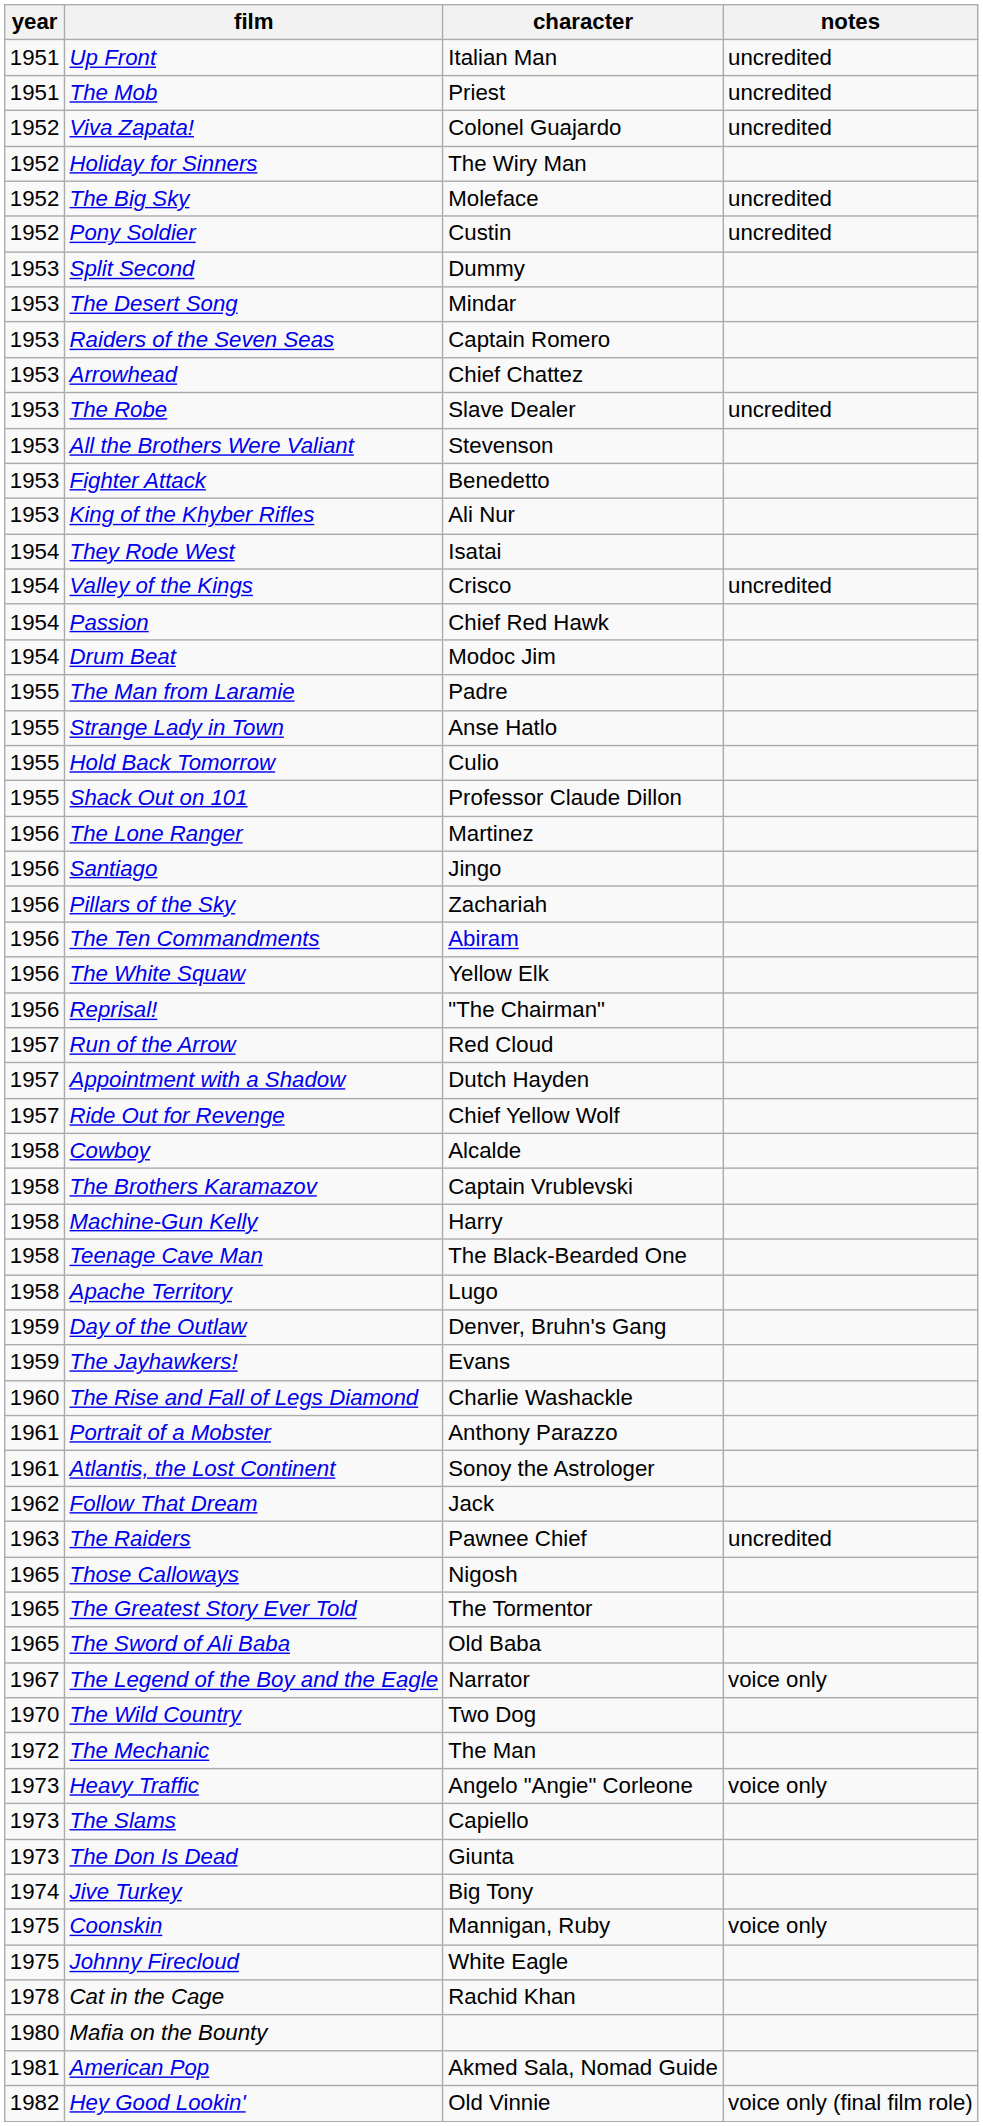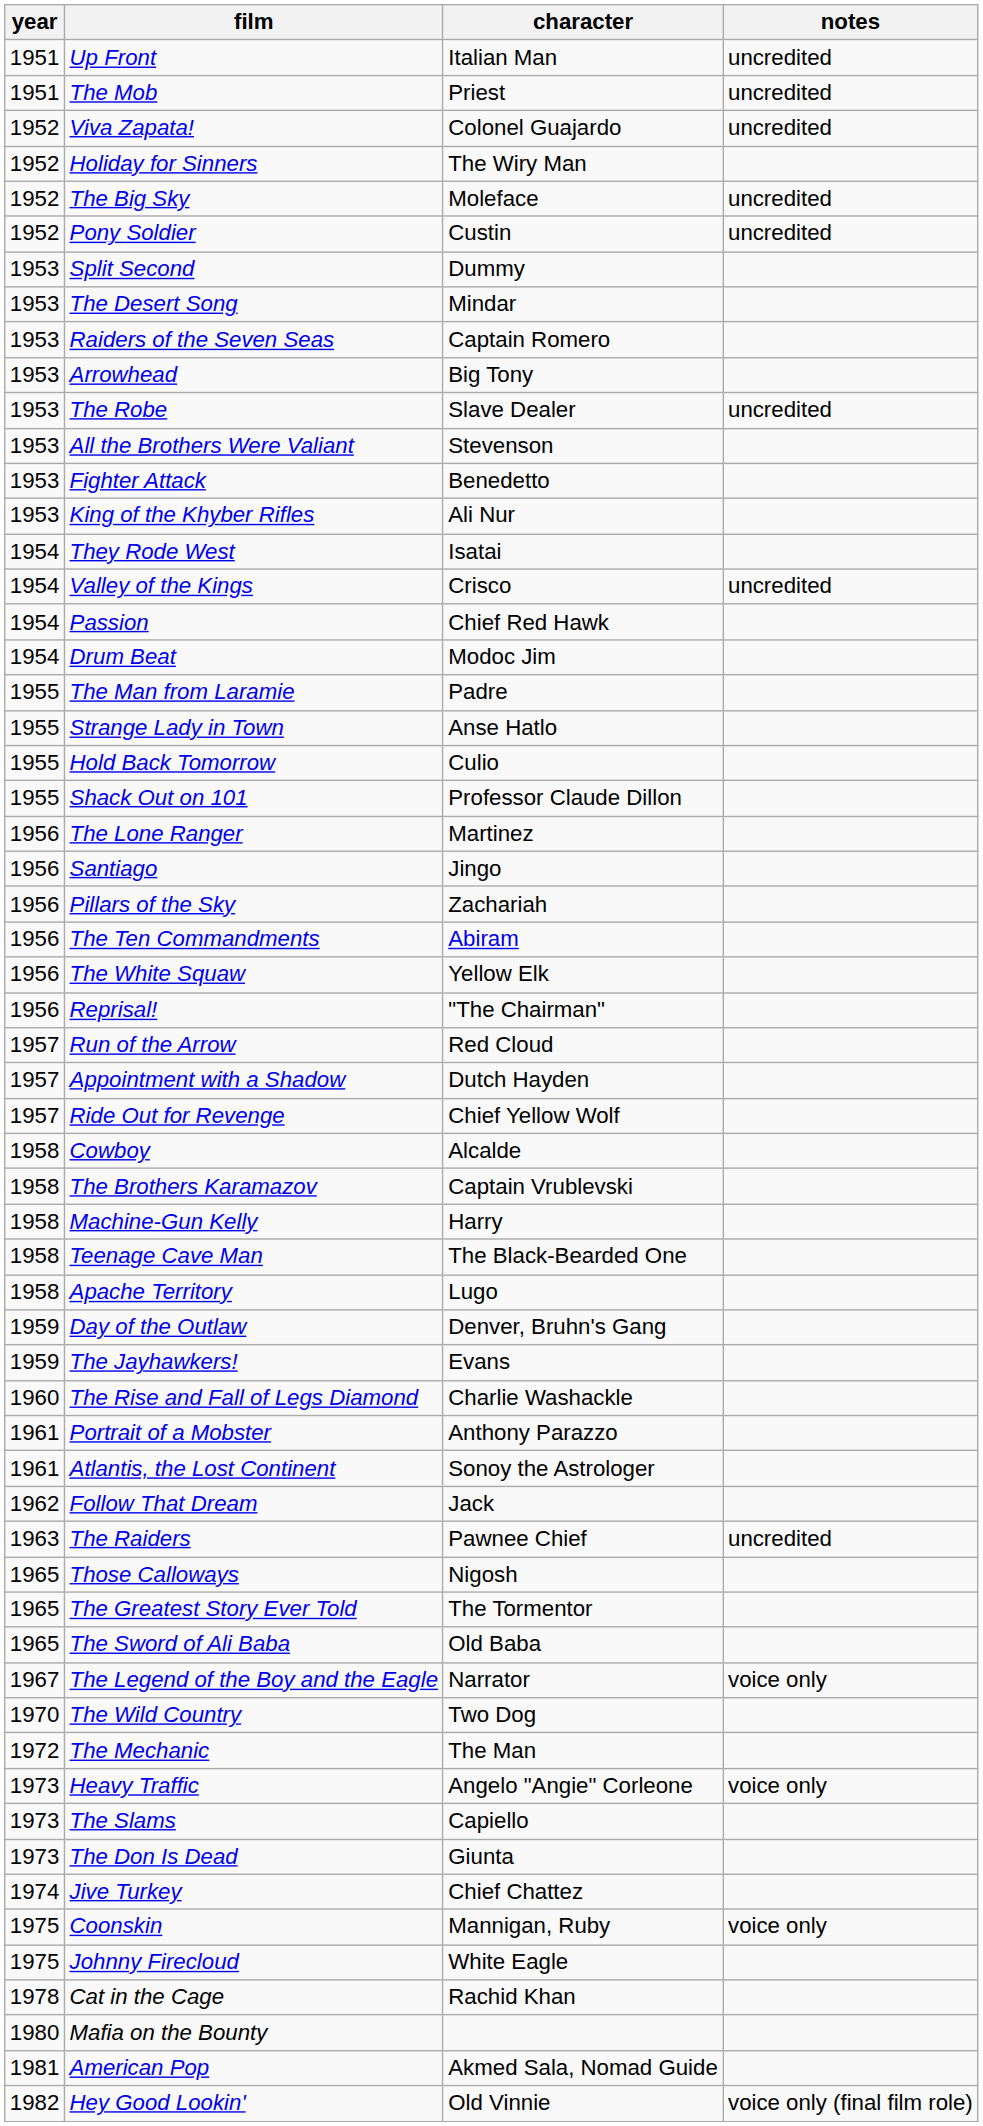(516, 374) Chief Chattez -> (491, 374) Big Tony
(491, 1891) Big Tony -> (516, 1891) Chief Chattez
